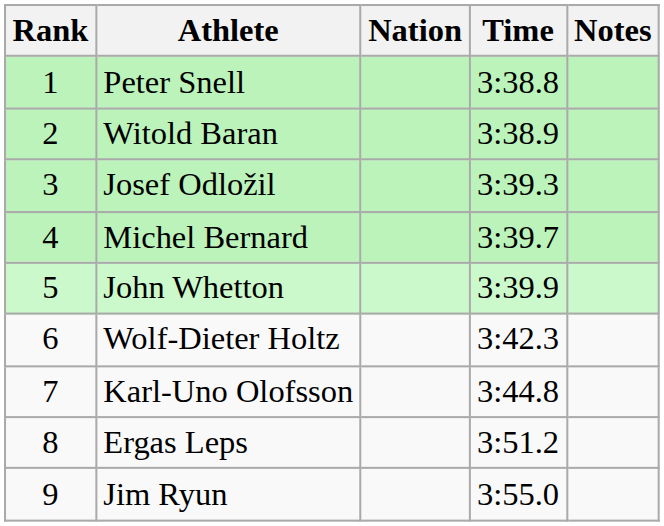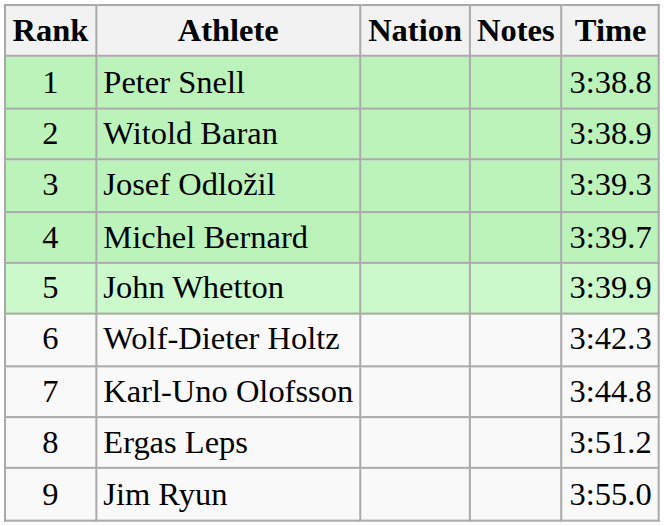columns swapped: (518, 30) <-> (613, 30)
